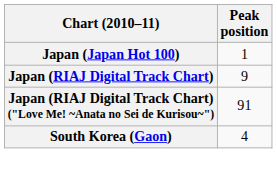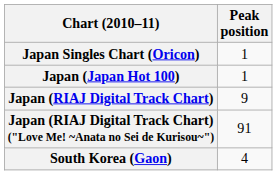+ row: (111, 53)
